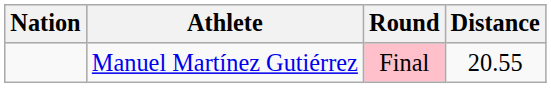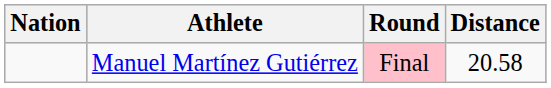(495, 62) 20.55 -> (495, 62) 20.58
